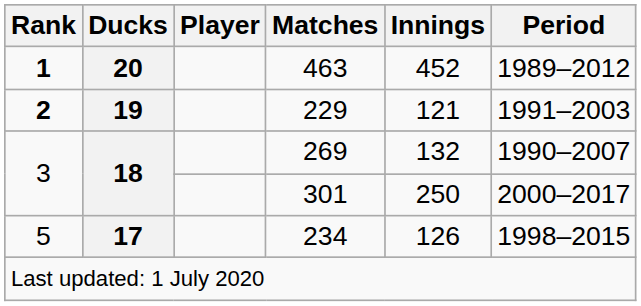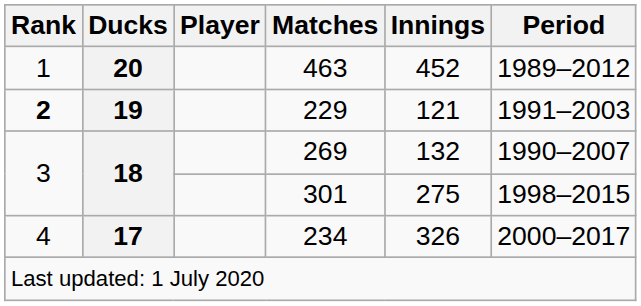(43, 67) bold -> (43, 67) normal
(438, 194) 250 -> (438, 194) 275
(564, 194) 2000–2017 -> (564, 194) 1998–2015
(43, 236) 5 -> (43, 236) 4
(438, 236) 126 -> (438, 236) 326
(564, 236) 1998–2015 -> (564, 236) 2000–2017
